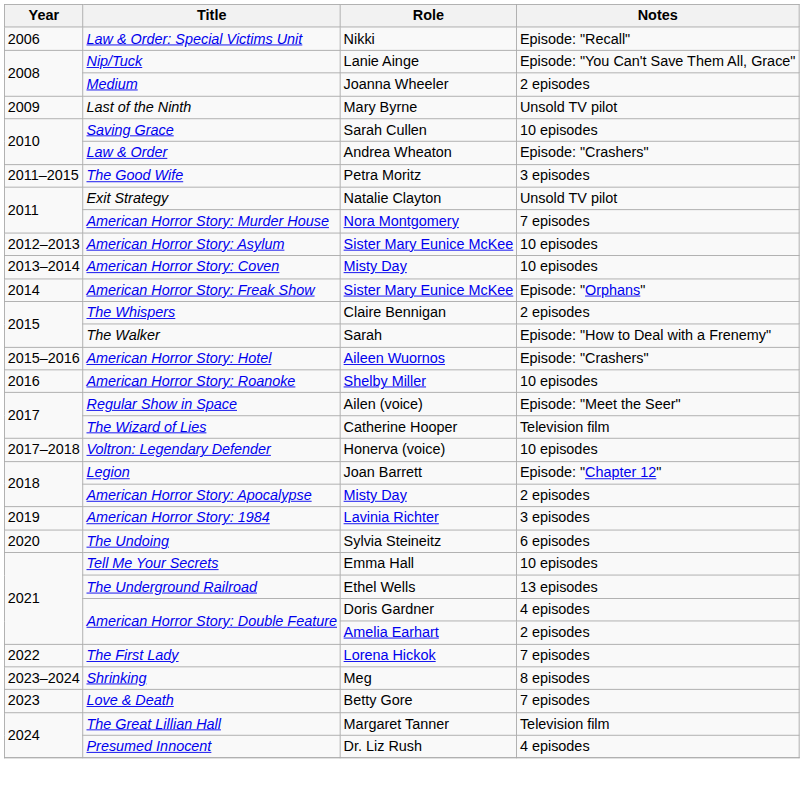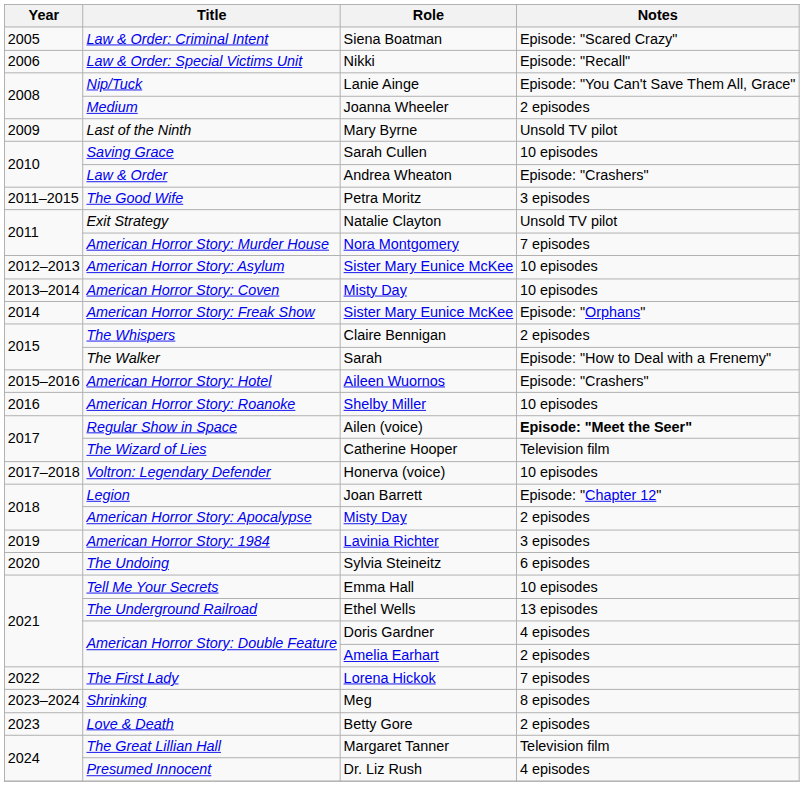+ row: (177, 38)
(600, 404) normal -> (606, 426) bold
(555, 701) 7 episodes -> (555, 723) 2 episodes
